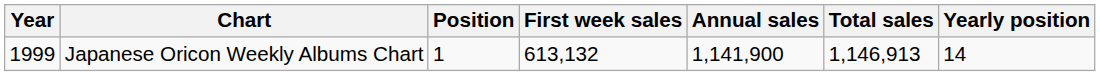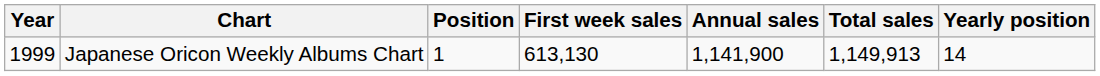(561, 53) 613,132 -> (561, 53) 613,130
(875, 53) 1,146,913 -> (875, 53) 1,149,913
